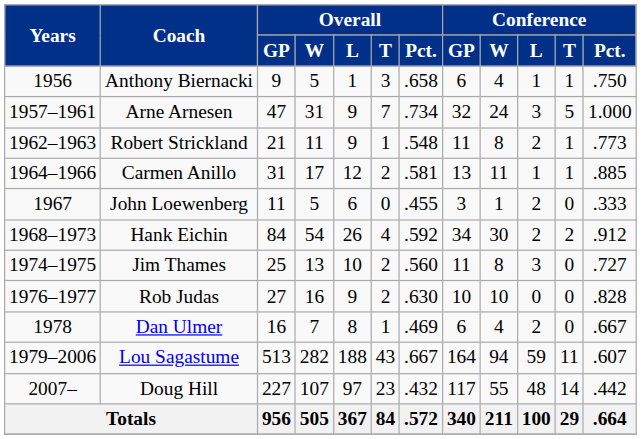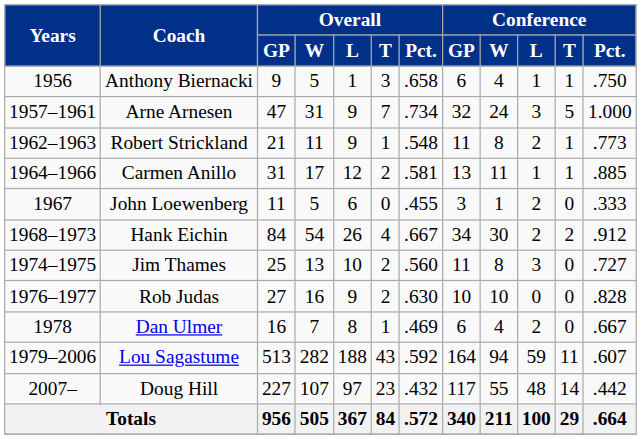(421, 234) .592 -> (421, 234) .667
(421, 357) .667 -> (421, 357) .592
